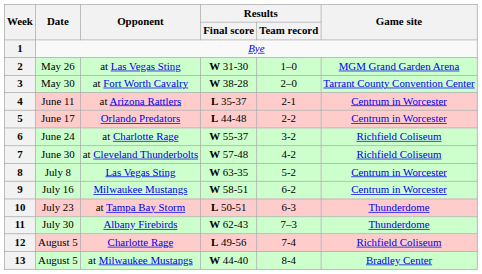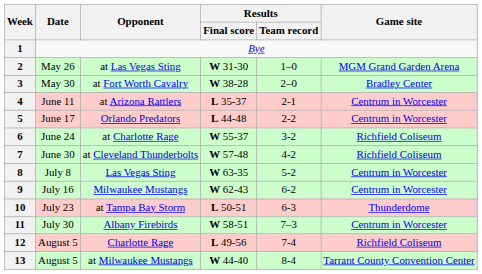(399, 83) Tarrant County Convention Center -> (399, 83) Bradley Center
(229, 189) W 58-51 -> (229, 189) W 62-43
(229, 225) W 62-43 -> (229, 225) W 58-51
(399, 225) Thunderdome -> (399, 225) Centrum in Worcester
(399, 260) Bradley Center -> (399, 260) Tarrant County Convention Center
